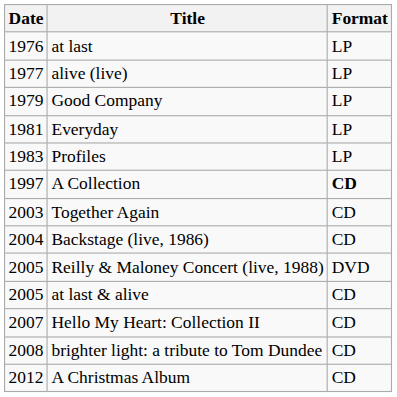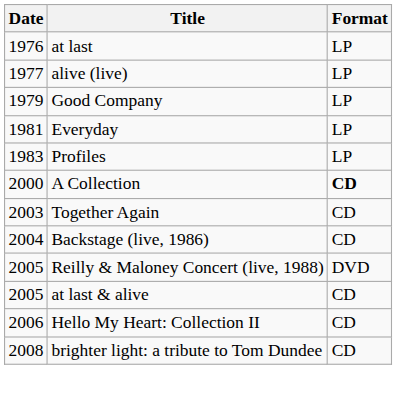(26, 184) 1997 -> (26, 184) 2000
(26, 322) 2007 -> (26, 322) 2006
- row: (121, 377)
